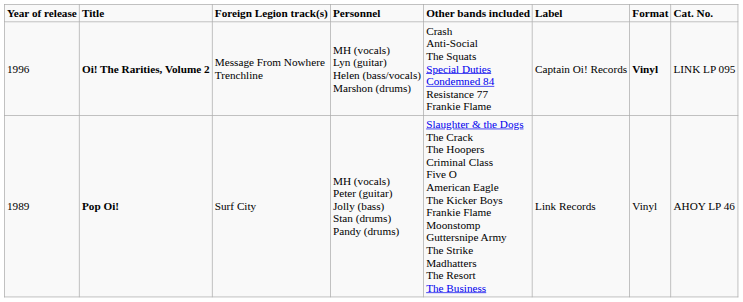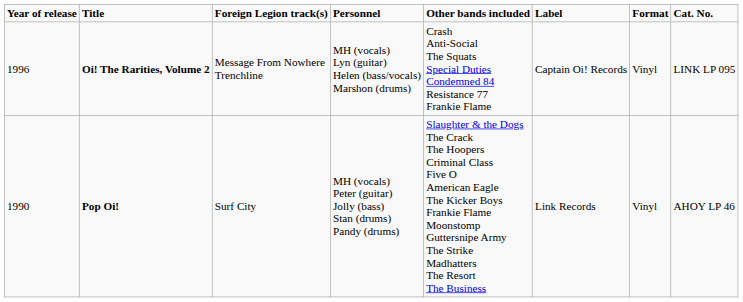(645, 68) bold -> (645, 68) normal
(18, 206) 1989 -> (18, 206) 1990
